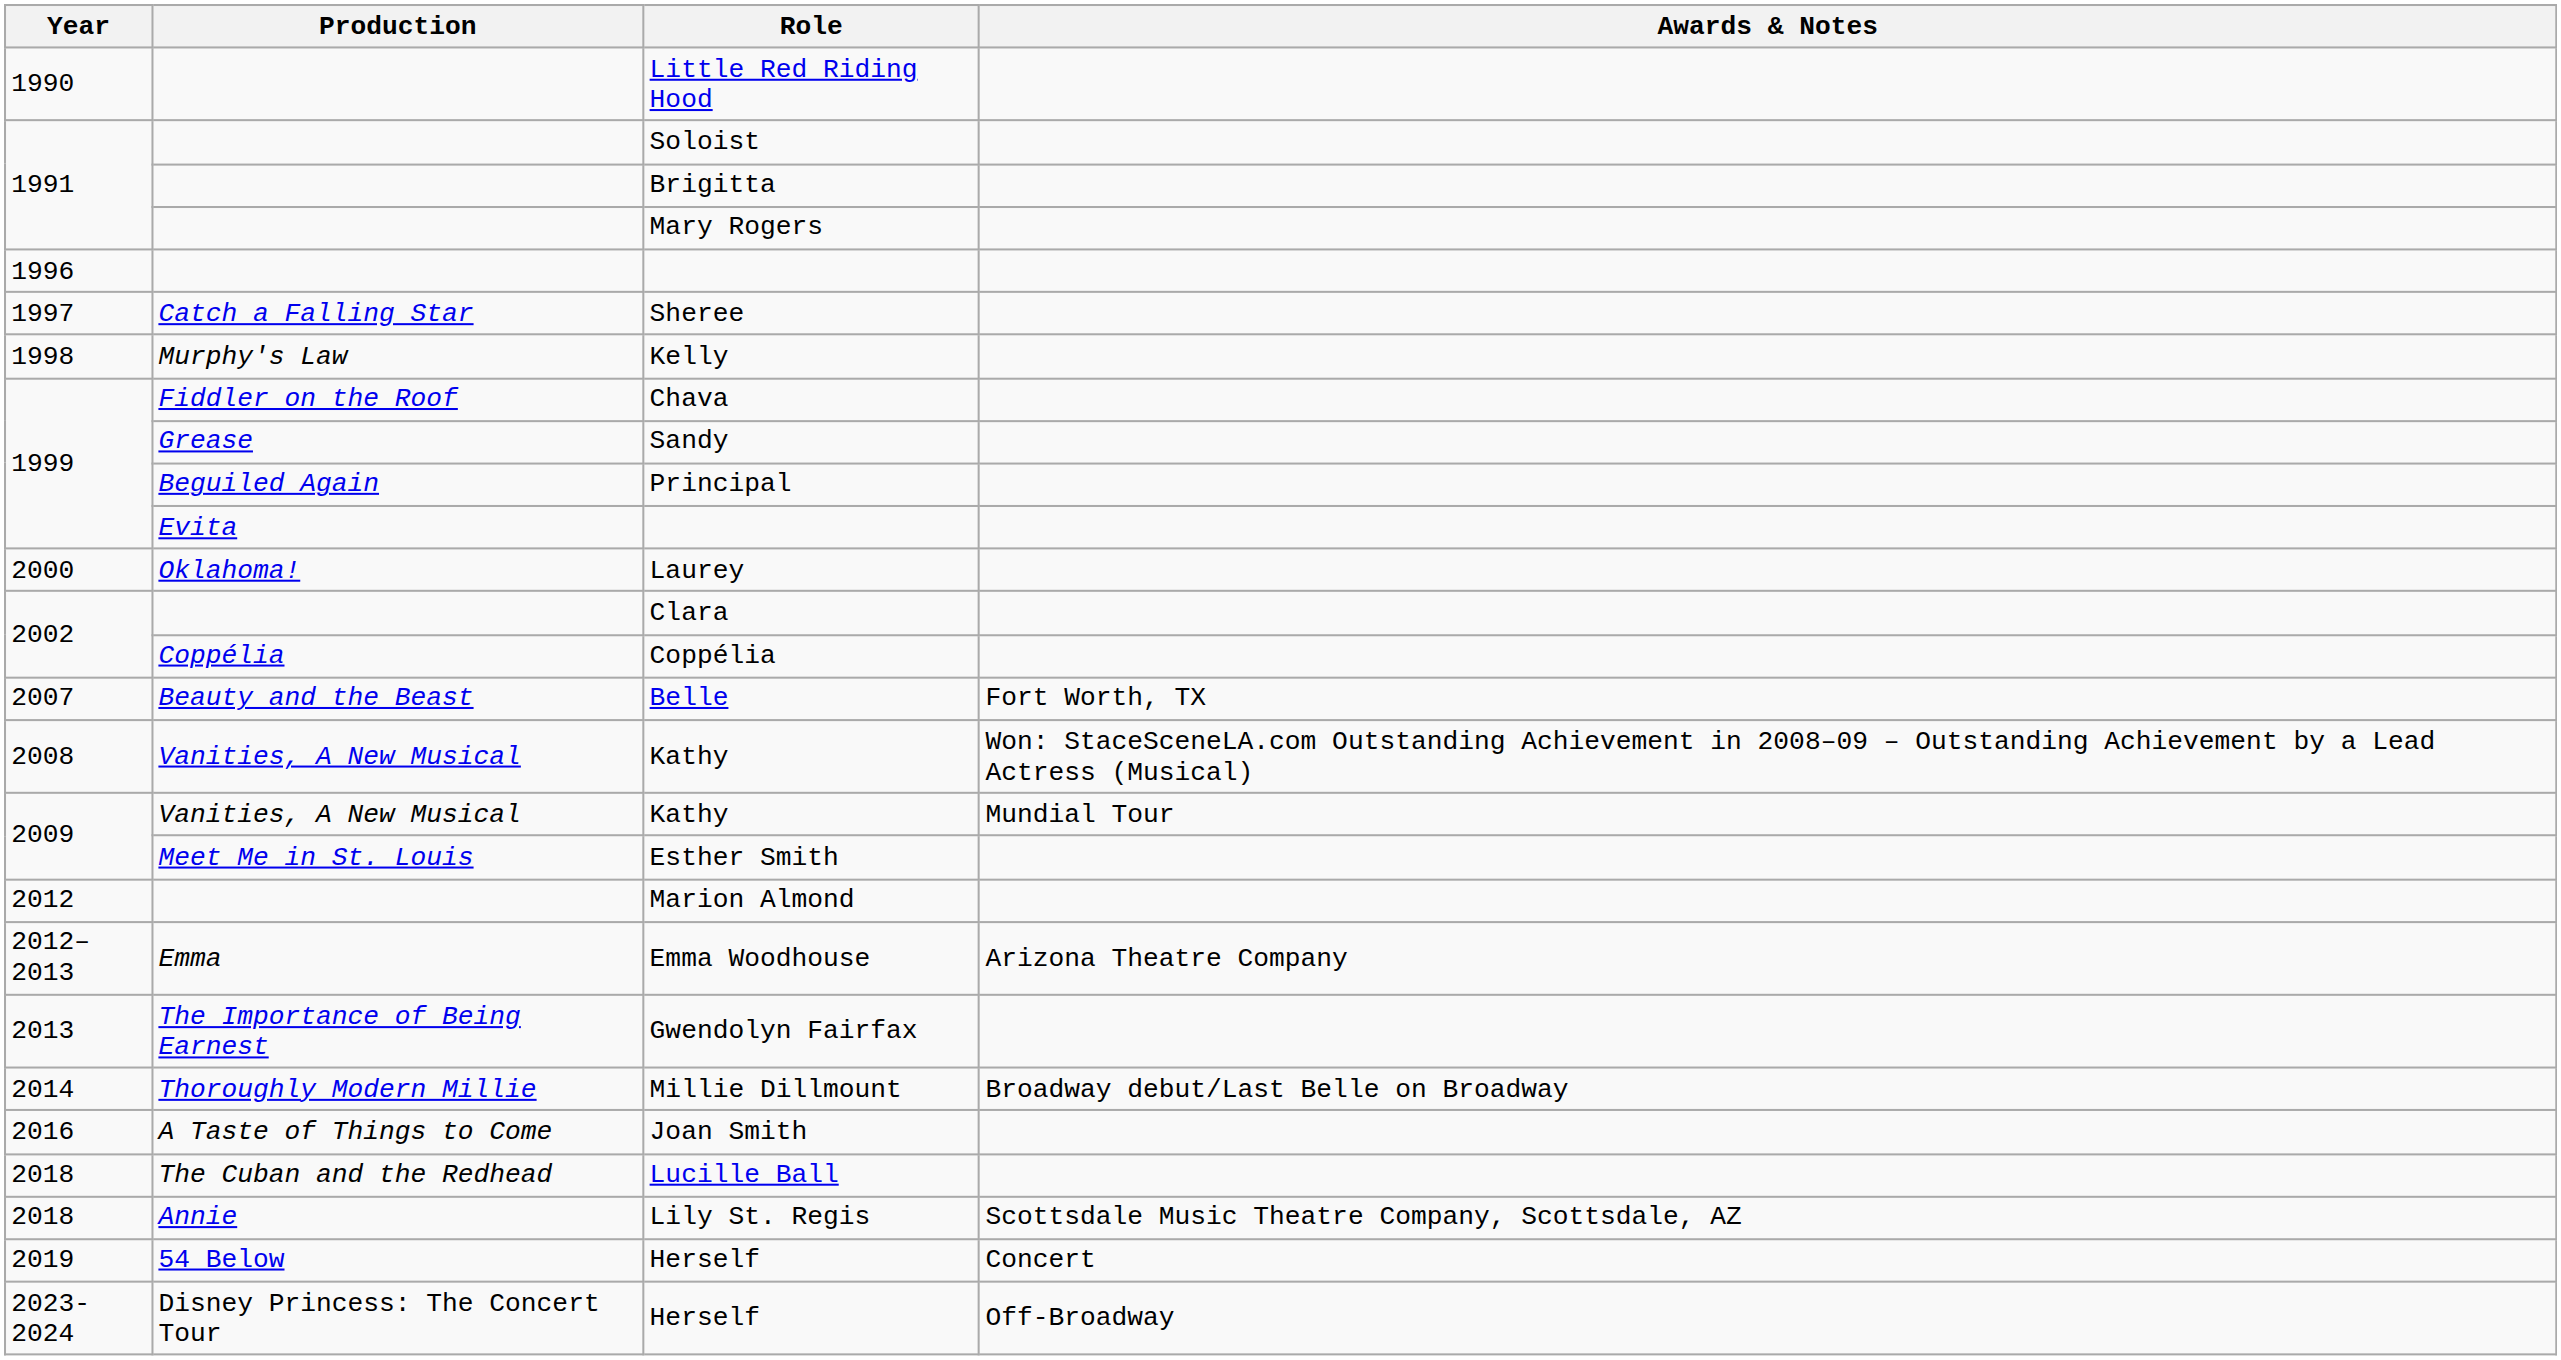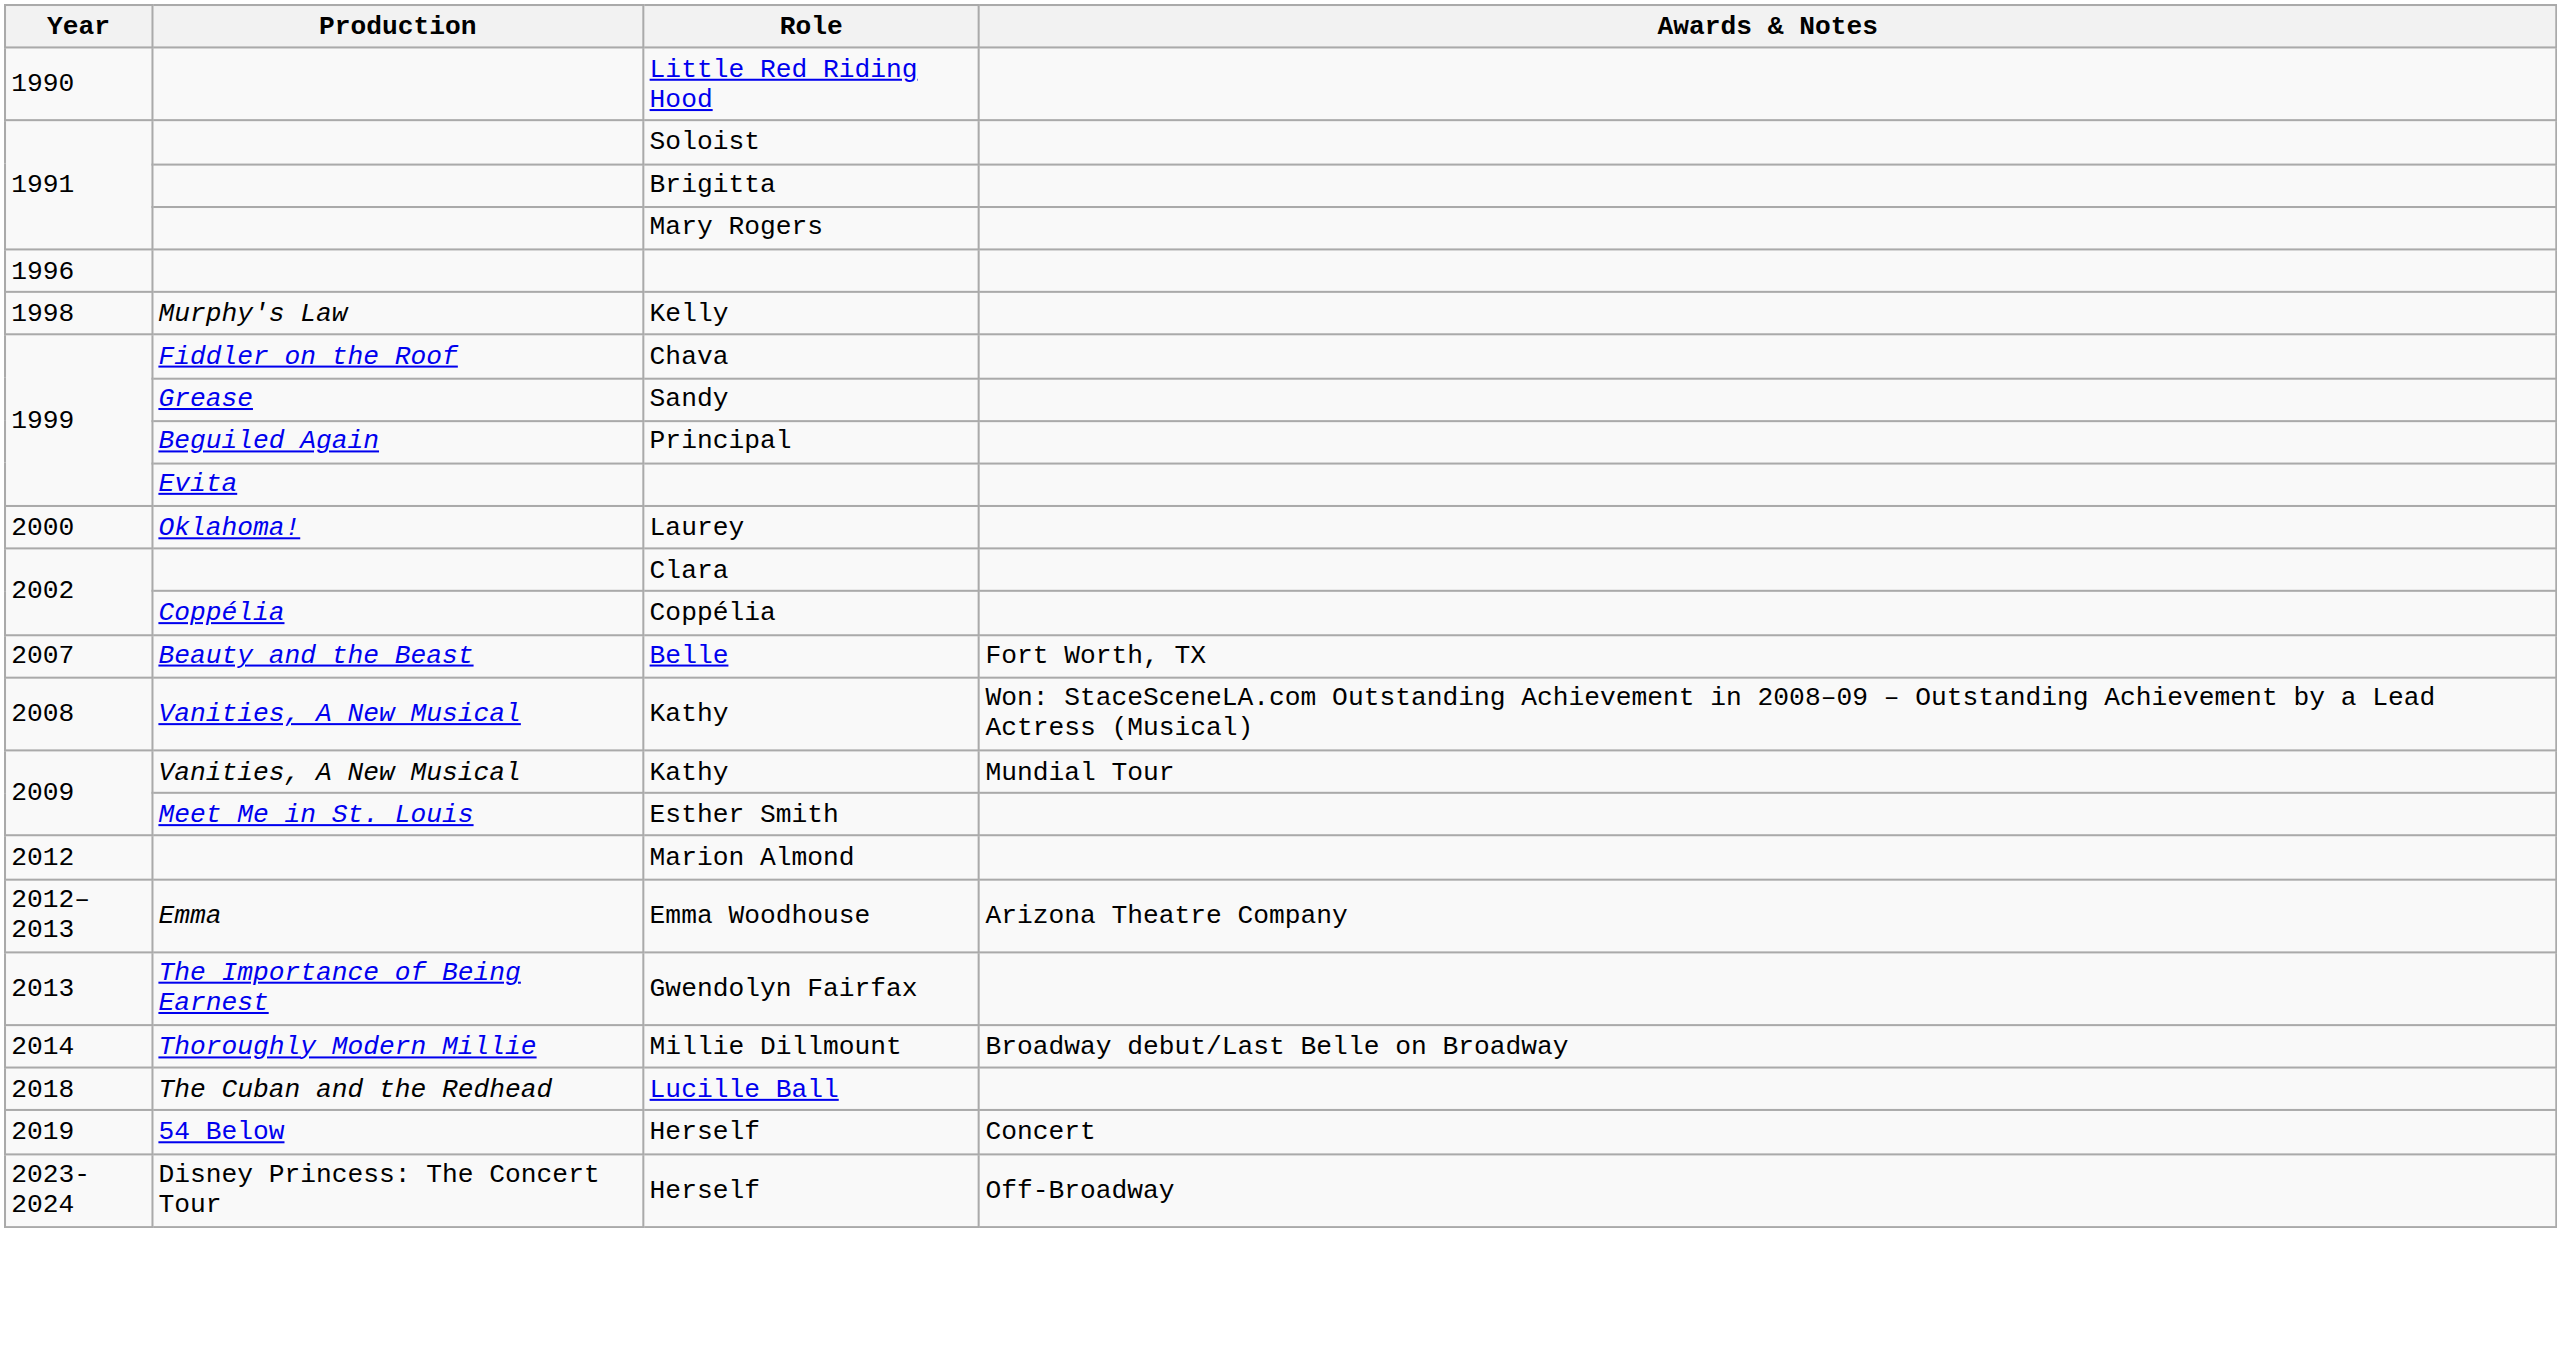- row: (43, 314)
- row: (43, 1132)
- row: (43, 1218)
